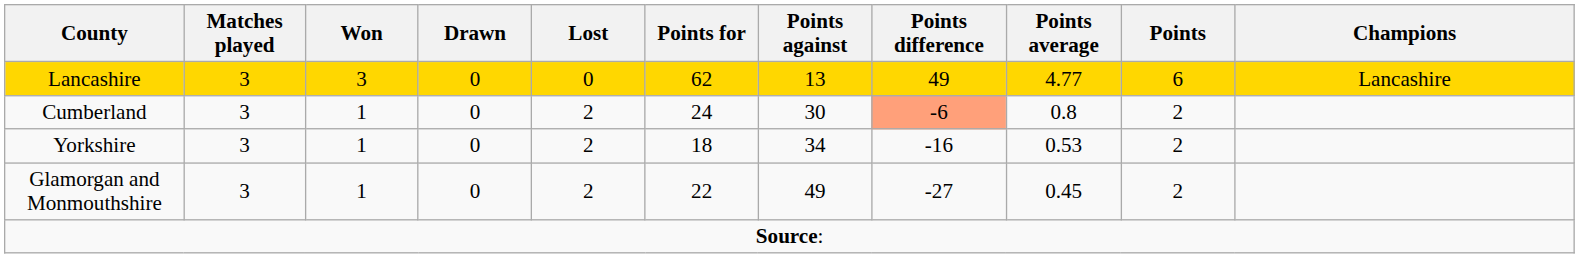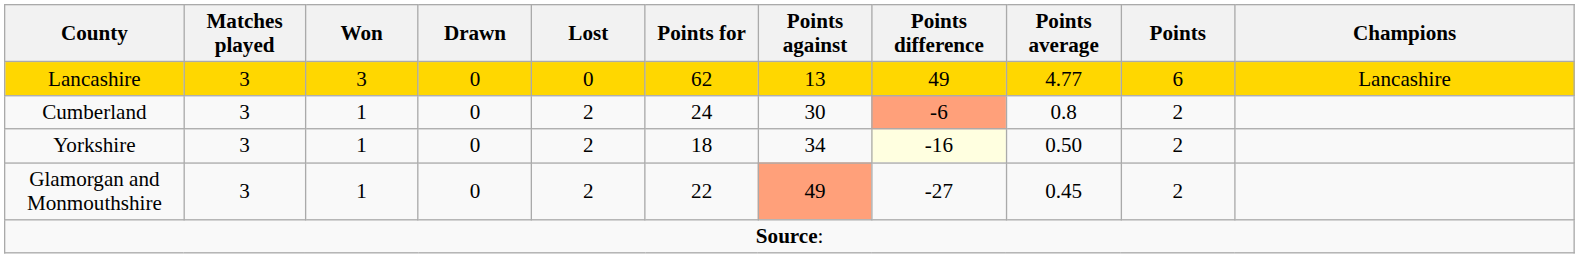(939, 145) no background -> (939, 145) lightyellow background
(1064, 145) 0.53 -> (1064, 145) 0.50
(815, 190) no background -> (815, 190) lightsalmon background
